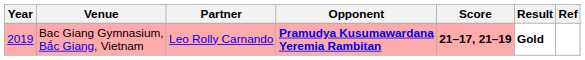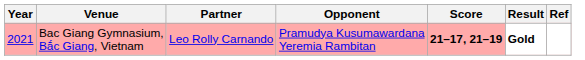(20, 39) 2019 -> (20, 39) 2021
(356, 39) bold -> (352, 39) normal
